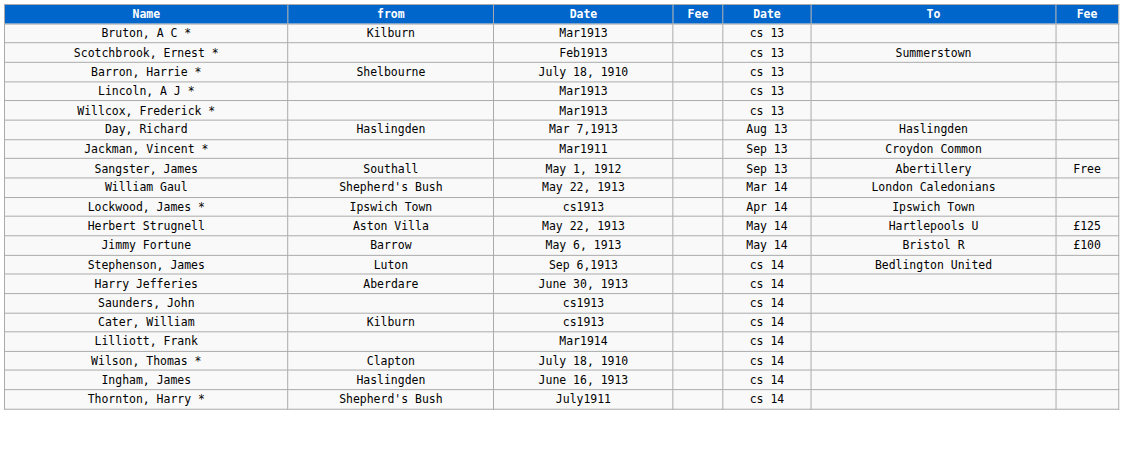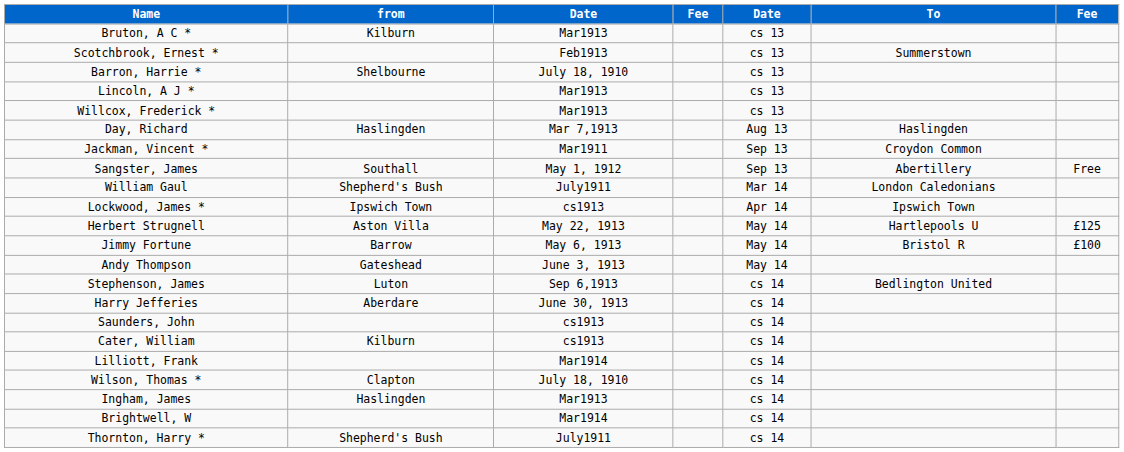(583, 187) May 22, 1913 -> (583, 187) July1911
+ row: (146, 264)
(583, 380) June 16, 1913 -> (583, 399) Mar1913
+ row: (146, 418)
